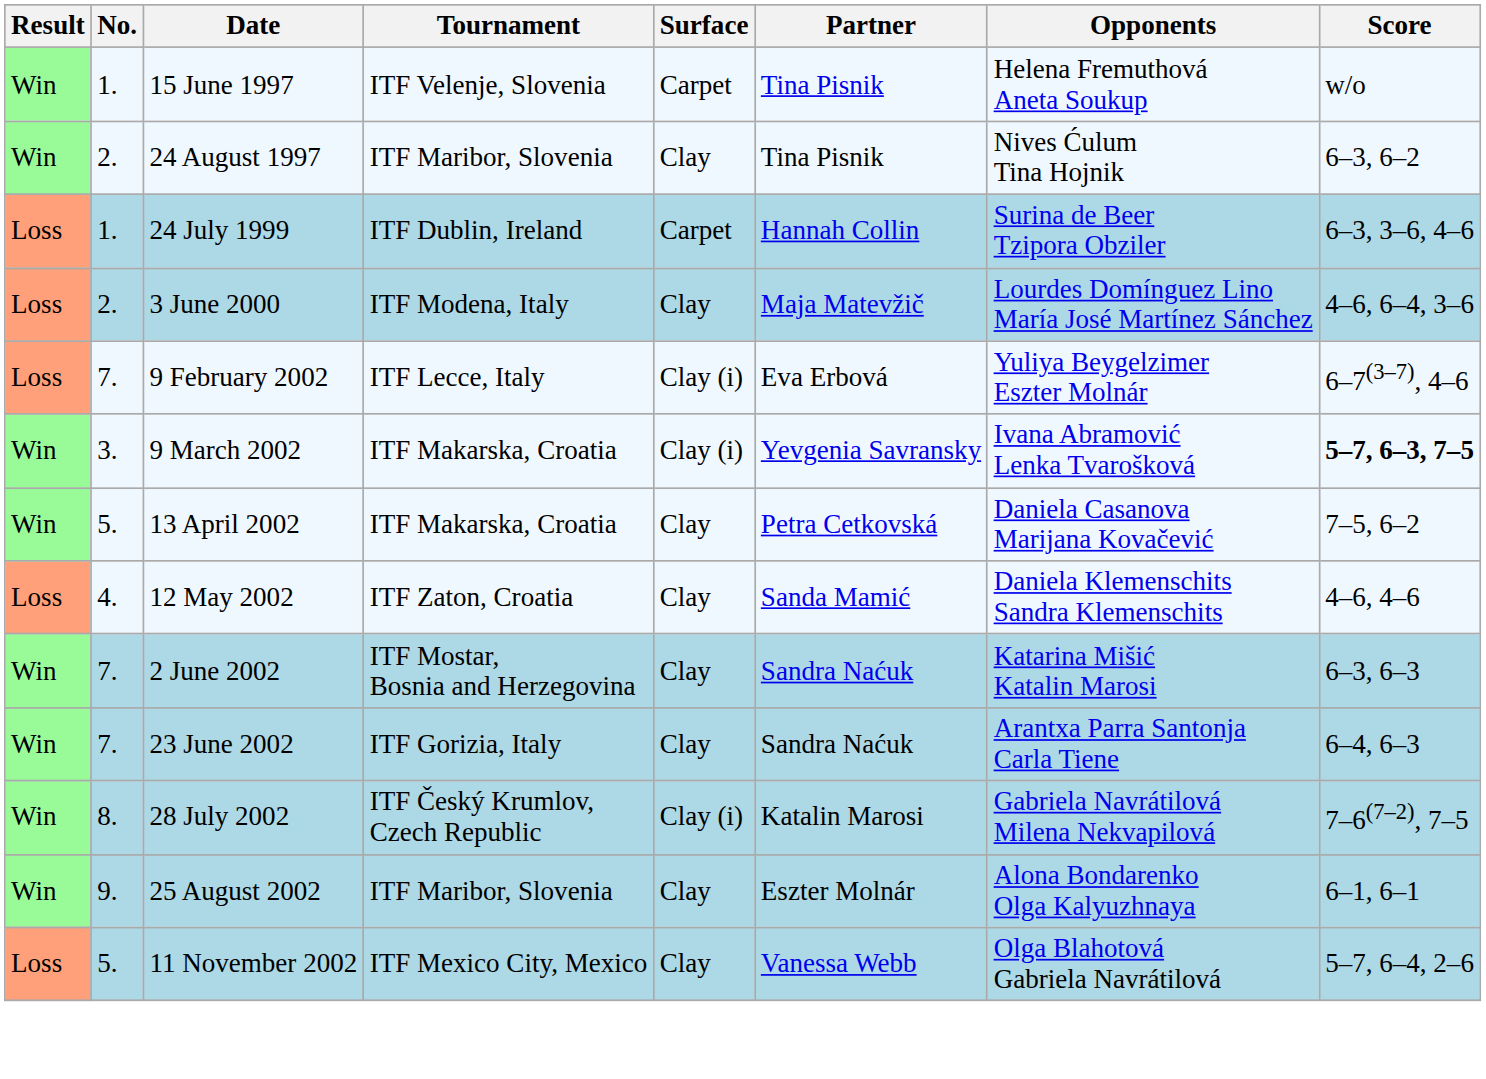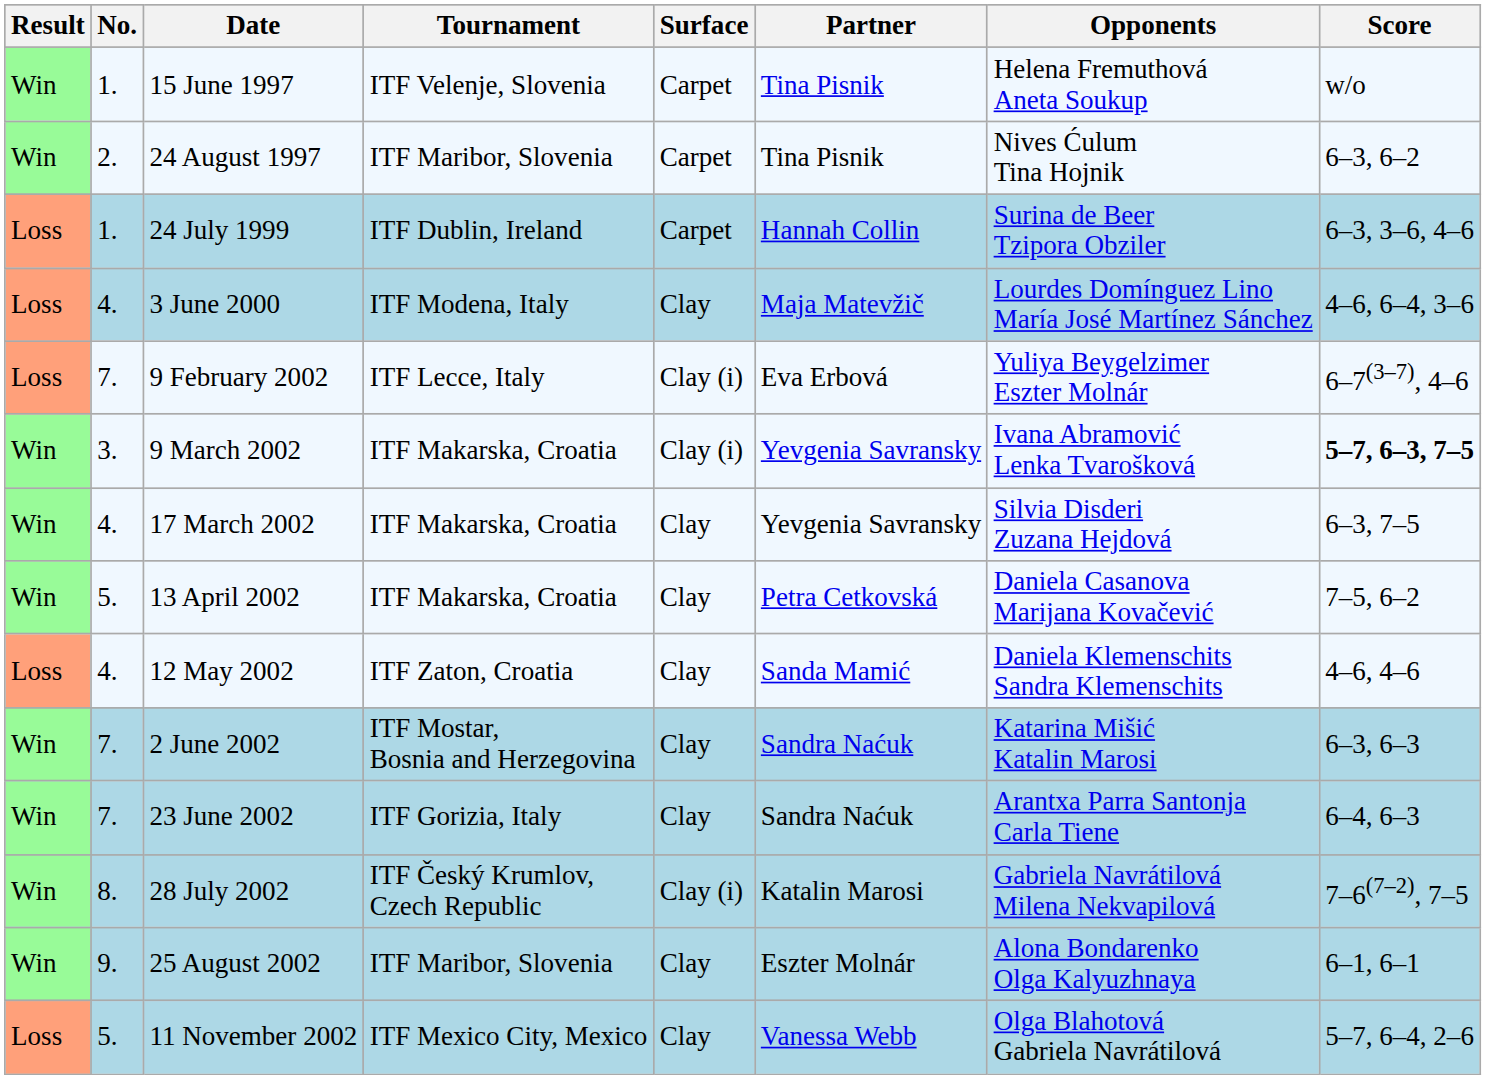(685, 157) Clay -> (696, 157) Carpet
(107, 303) 2. -> (107, 303) 4.
+ row: (232, 523)
